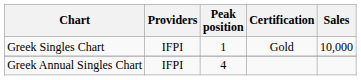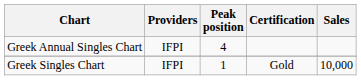rows swapped: (56, 46) <-> (75, 65)
